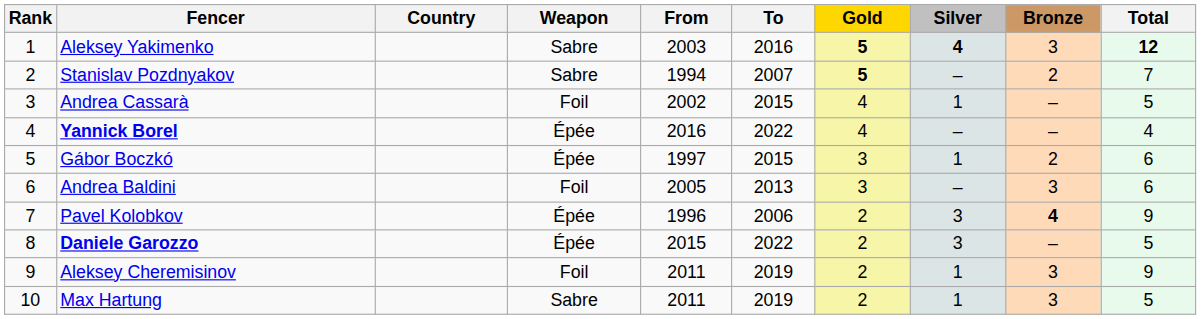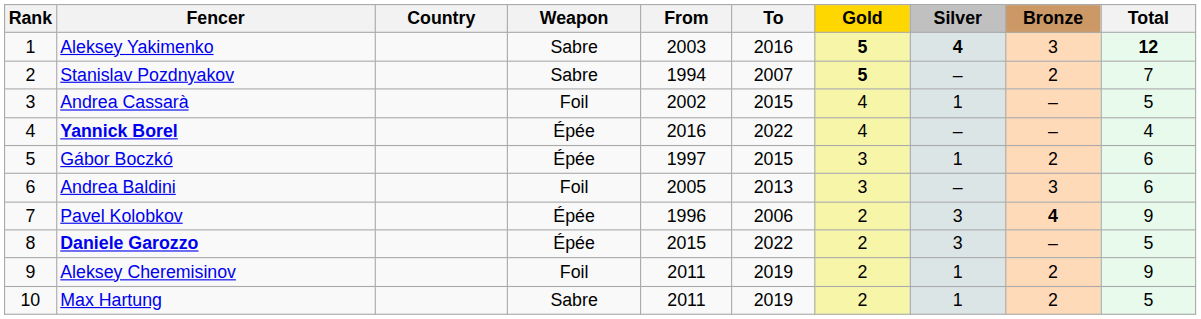(1053, 272) 3 -> (1053, 272) 2
(1053, 300) 3 -> (1053, 300) 2
